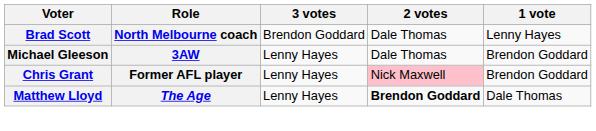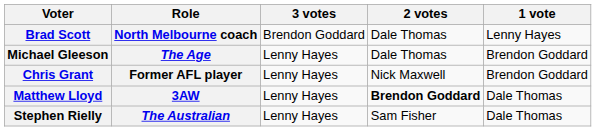(186, 55) 3AW -> (186, 55) The Age
(408, 75) pink background -> (408, 75) no background
(186, 95) The Age -> (186, 95) 3AW
+ row: (58, 116)
